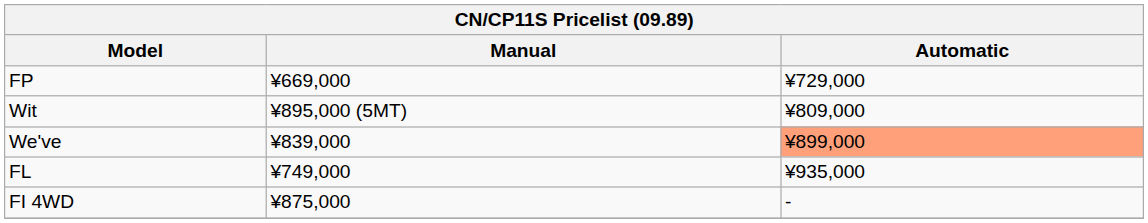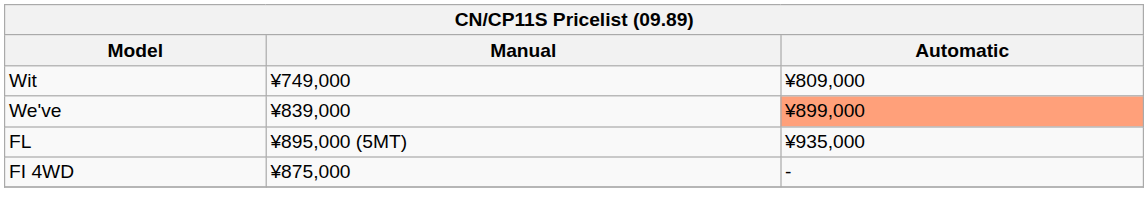- row: (21, 80)
(339, 111) ¥895,000 (5MT) -> (310, 80) ¥749,000
(310, 171) ¥749,000 -> (339, 141) ¥895,000 (5MT)
